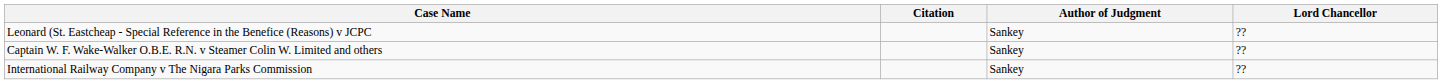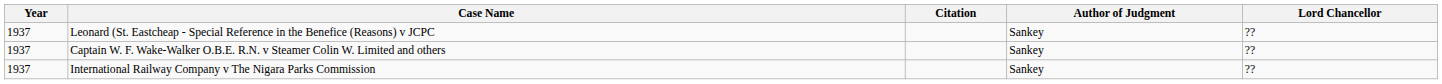+ column: (36, 13)
